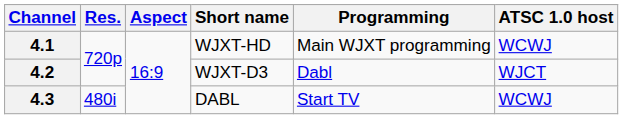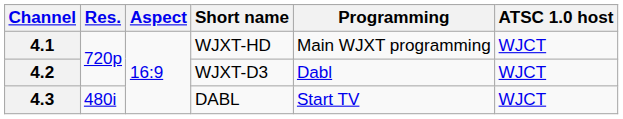(525, 45) WCWJ -> (522, 45) WJCT
(525, 99) WCWJ -> (522, 99) WJCT
